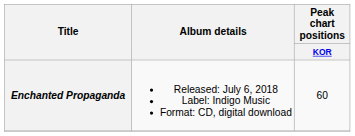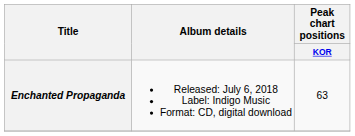(322, 95) 60 -> (322, 95) 63
